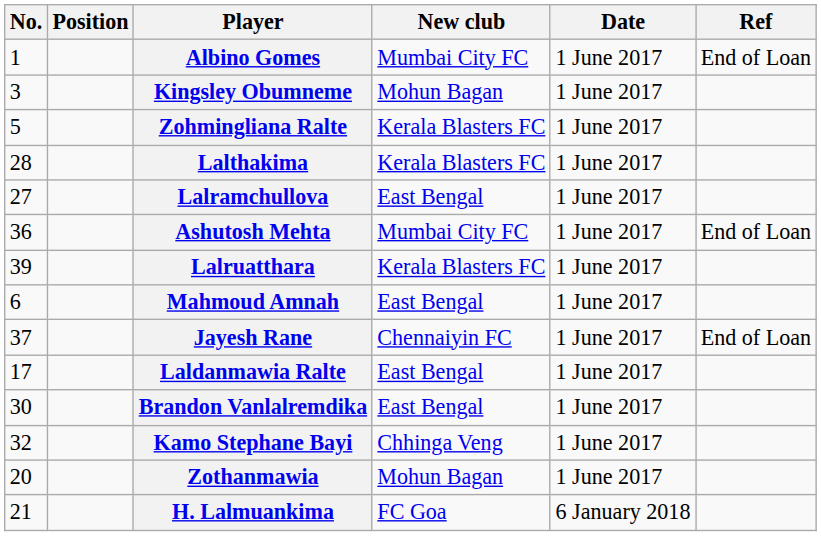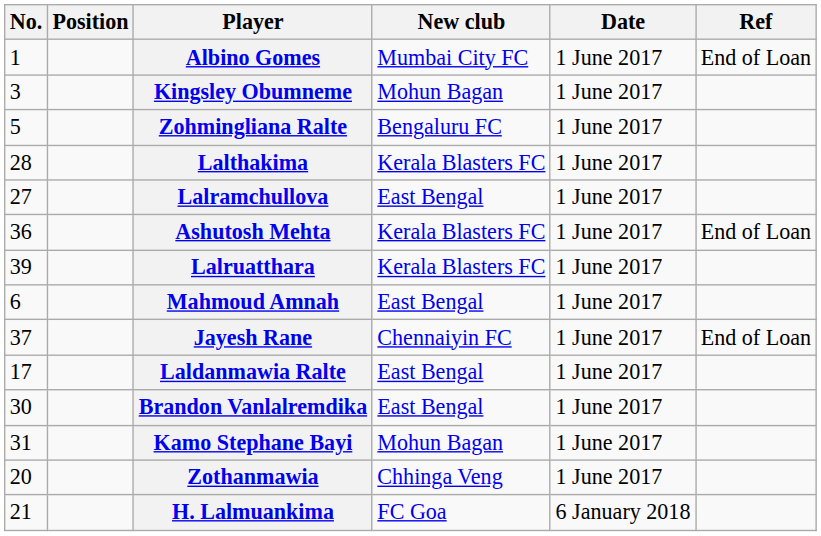(461, 127) Kerala Blasters FC -> (440, 127) Bengaluru FC
(453, 232) Mumbai City FC -> (461, 232) Kerala Blasters FC
(21, 442) 32 -> (21, 442) 31
(440, 442) Chhinga Veng -> (440, 442) Mohun Bagan
(440, 477) Mohun Bagan -> (440, 477) Chhinga Veng
